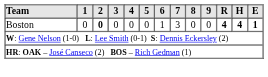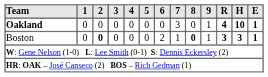+ row: (24, 24)
(162, 24) 1 -> (162, 38) 2
(178, 24) 3 -> (178, 38) 1
(193, 24) normal -> (193, 38) bold
(209, 24) 0 -> (209, 38) 1
(224, 24) 4 -> (224, 38) 3
(240, 24) 4 -> (240, 38) 3
